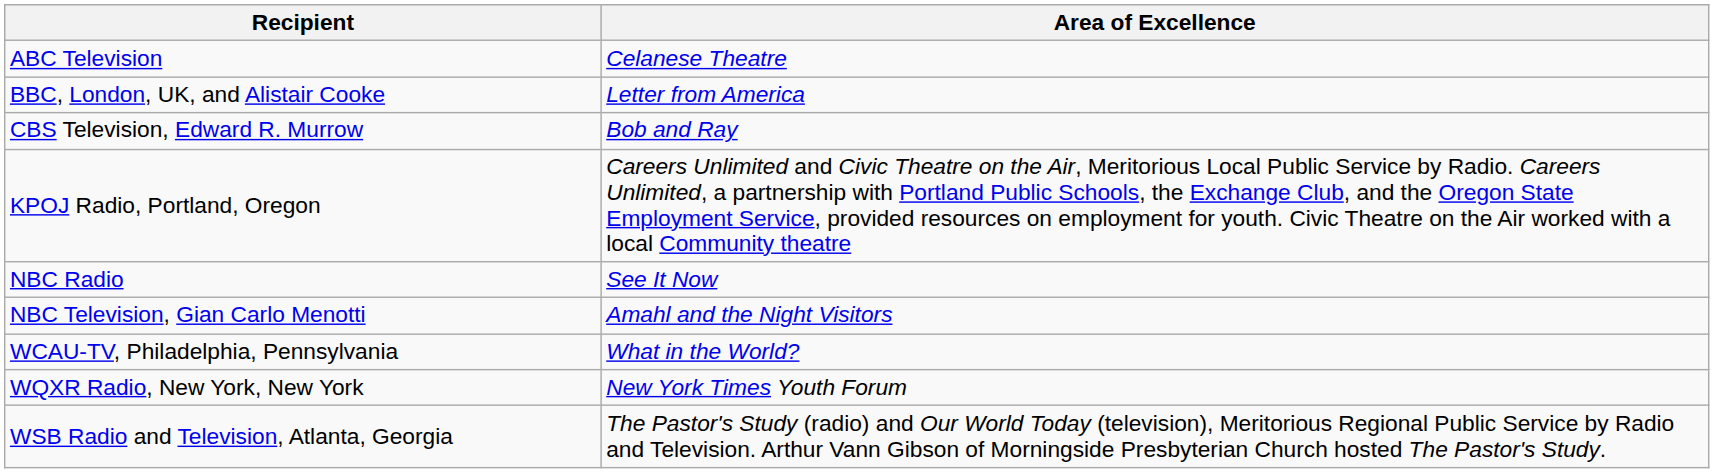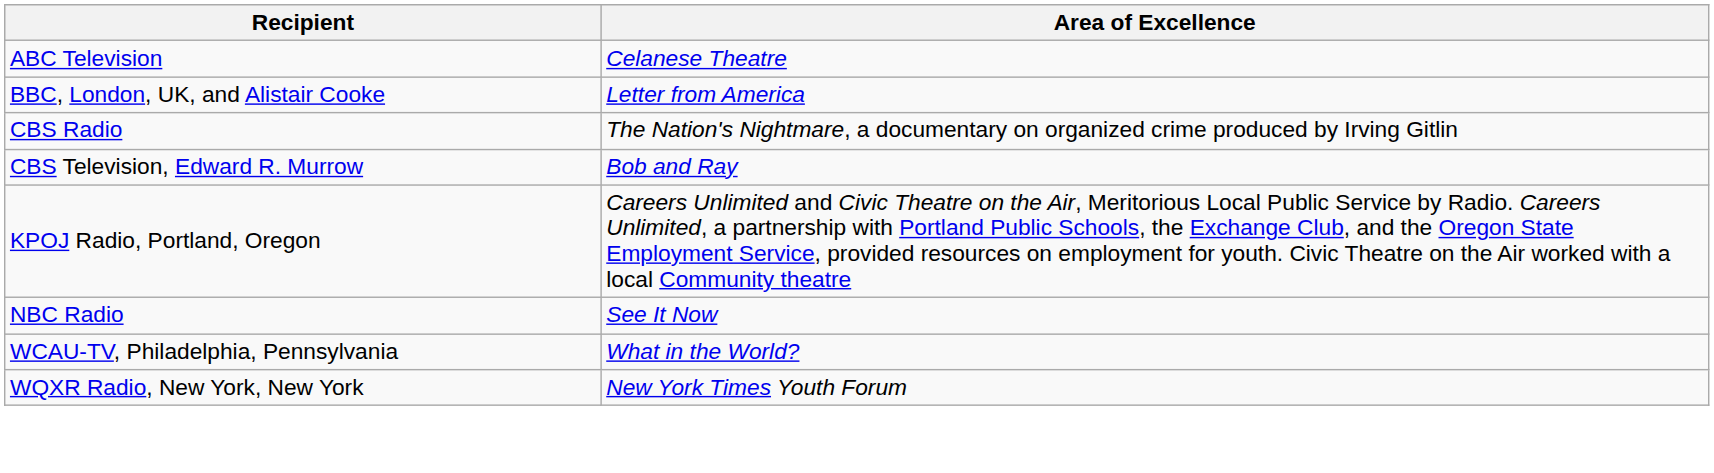+ row: (66, 130)
- row: (188, 315)
- row: (231, 436)
